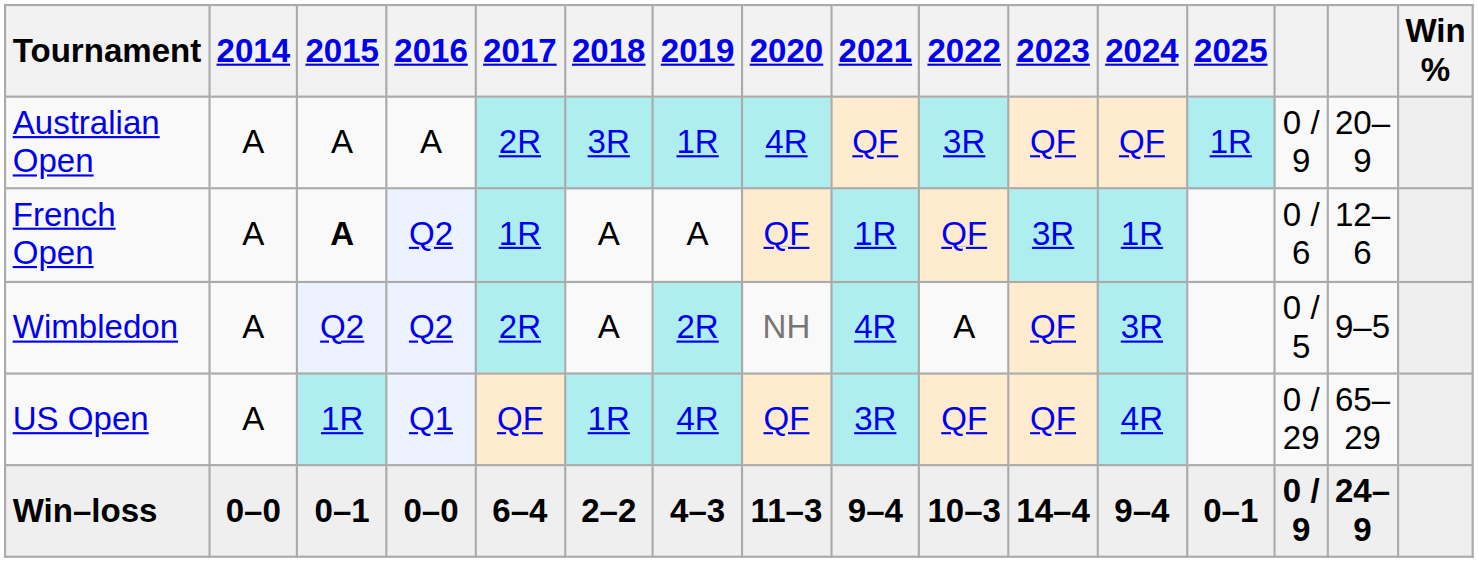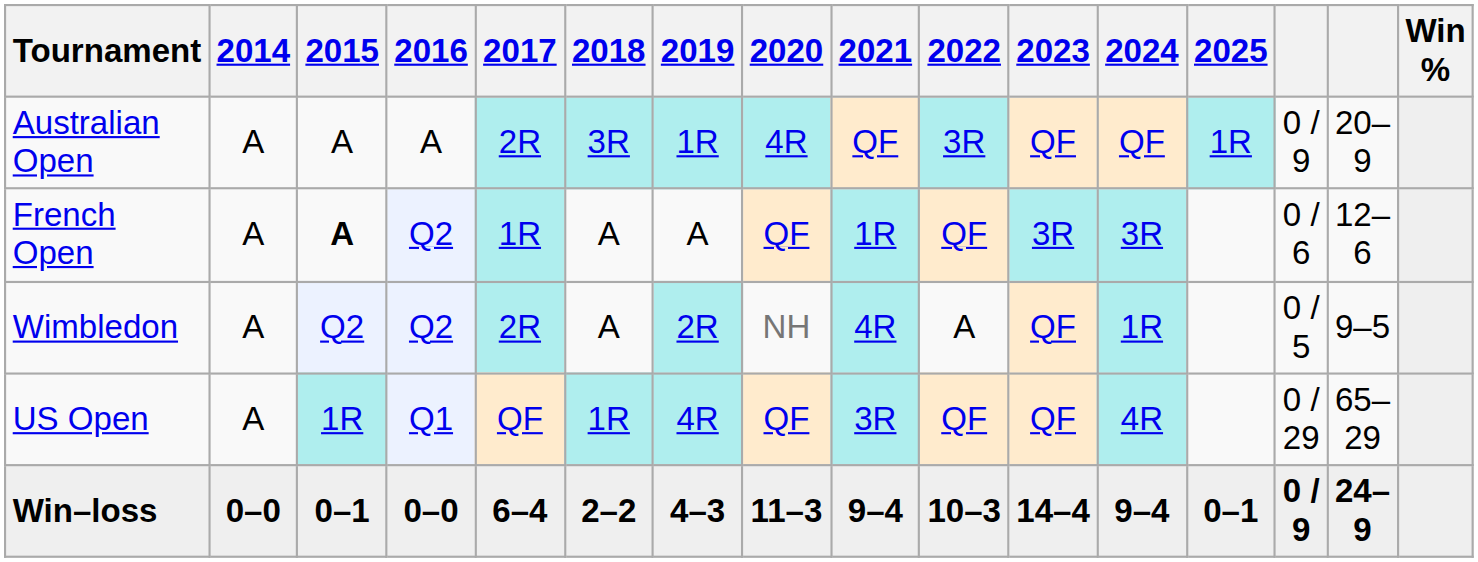(1142, 233) 1R -> (1142, 233) 3R
(1142, 325) 3R -> (1142, 325) 1R
